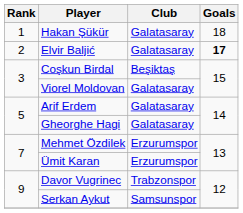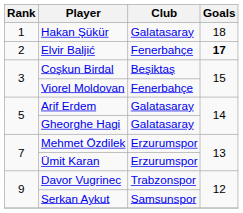(162, 50) Galatasaray -> (162, 50) Fenerbahçe
(162, 87) Galatasaray -> (162, 87) Fenerbahçe
